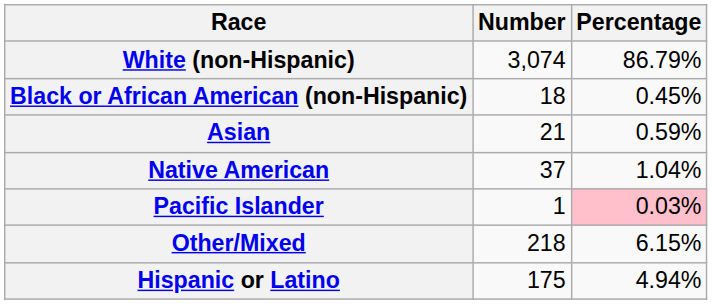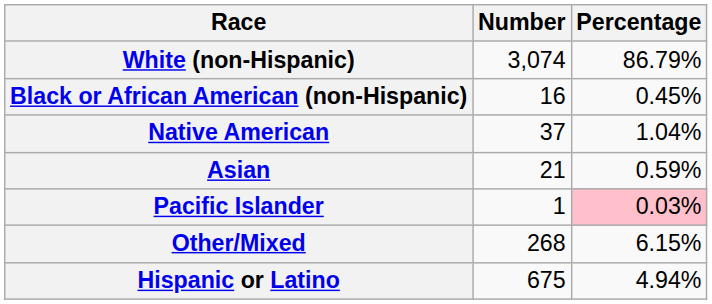(553, 96) 18 -> (553, 96) 16
rows swapped: (239, 170) <-> (239, 133)
(546, 243) 218 -> (546, 243) 268
(546, 280) 175 -> (546, 280) 675
